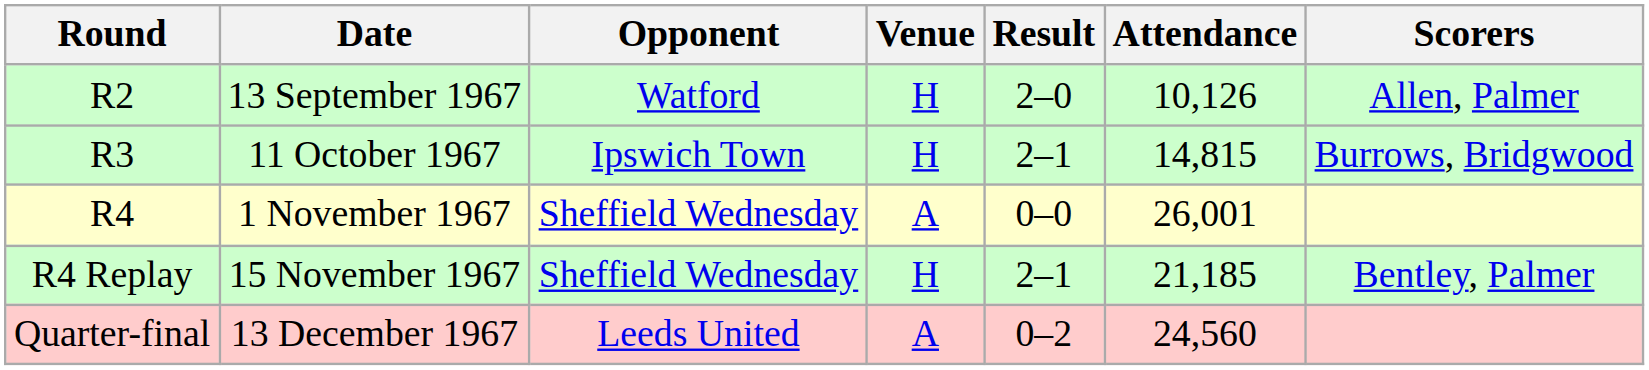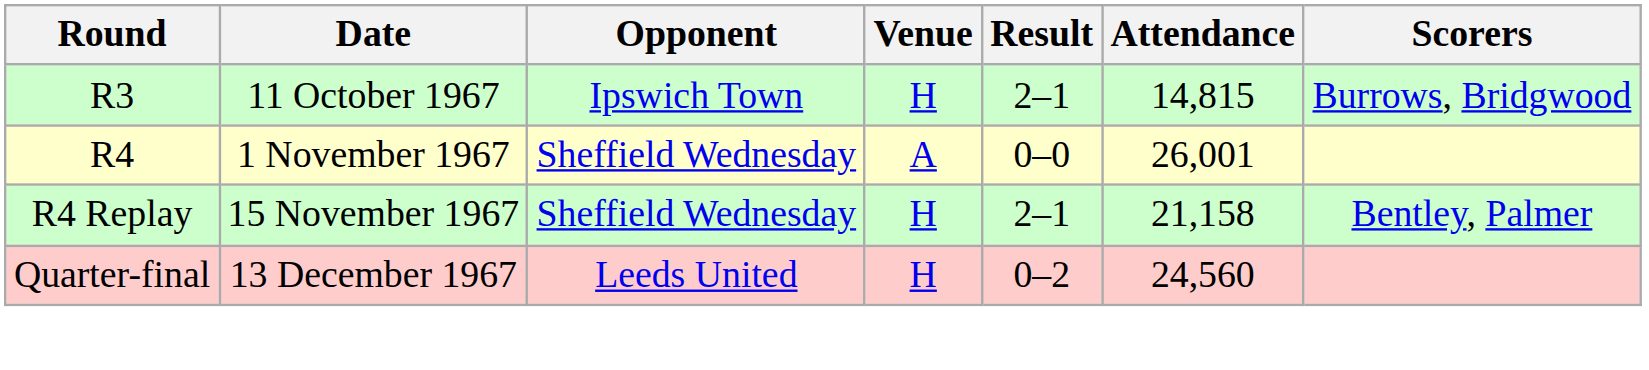- row: (374, 94)
(1205, 273) 21,185 -> (1203, 214) 21,158
(925, 333) A -> (923, 273) H
